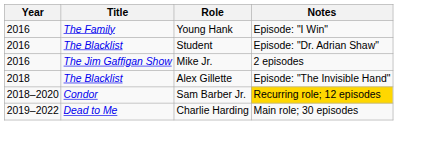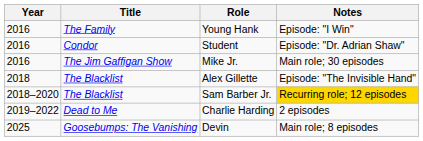(93, 45) The Blacklist -> (81, 45) Condor
(279, 62) 2 episodes -> (331, 62) Main role; 30 episodes
(81, 95) Condor -> (93, 95) The Blacklist
(306, 111) Main role; 30 episodes -> (304, 111) 2 episodes
+ row: (215, 128)
